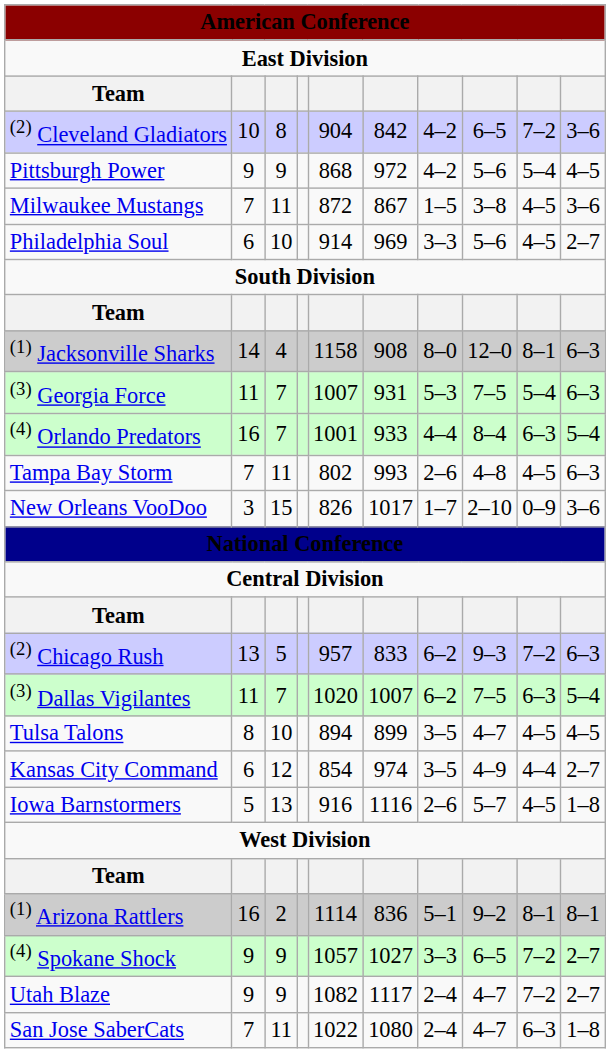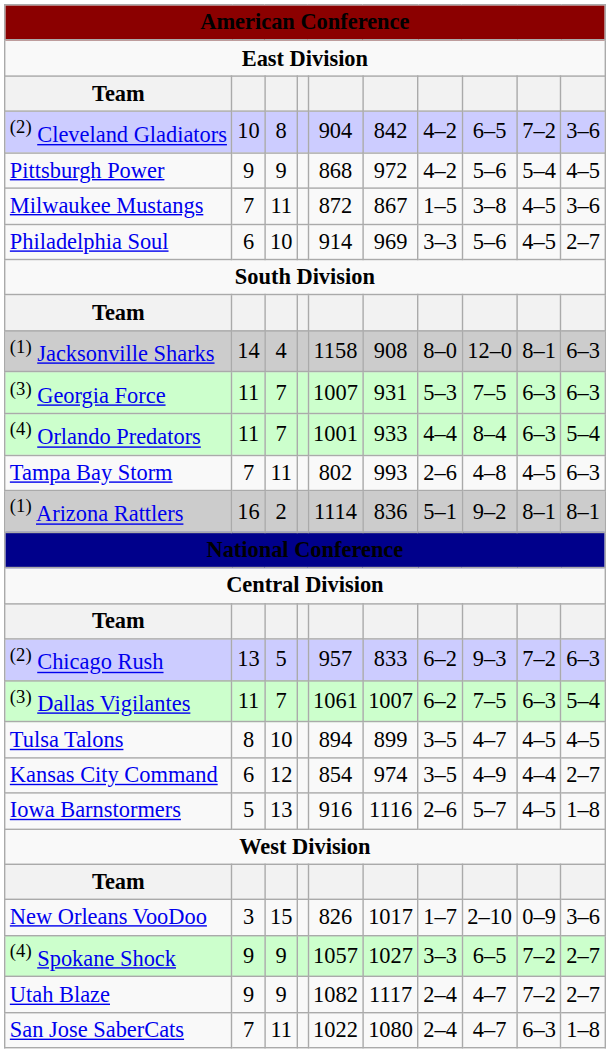(539, 392) 5–4 -> (539, 392) 6–3
(248, 434) 16 -> (248, 434) 11
rows swapped: (108, 508) <-> (97, 914)
(335, 695) 1020 -> (335, 701) 1061
